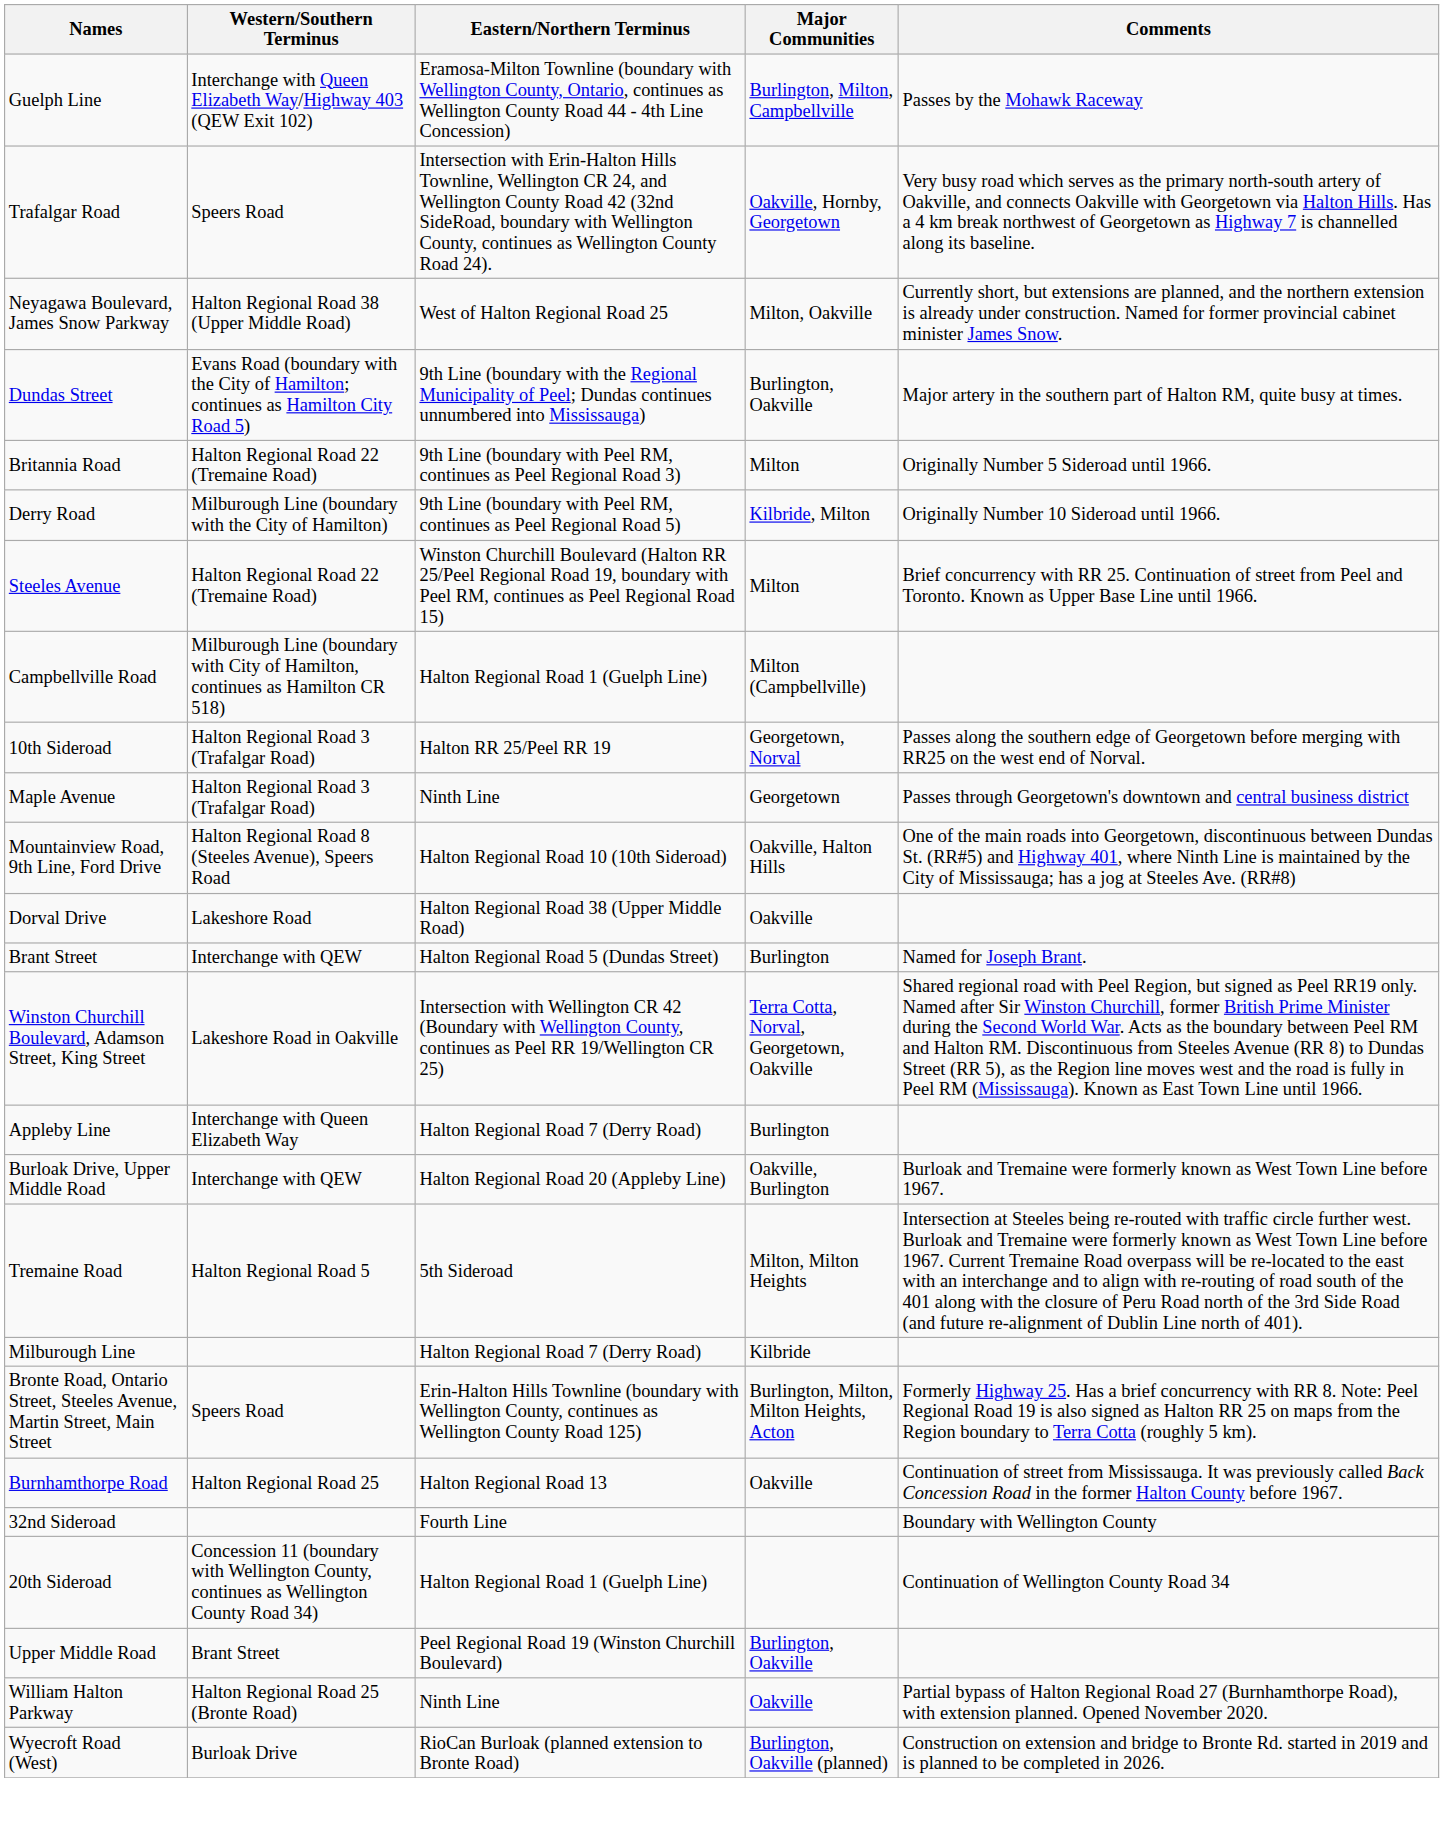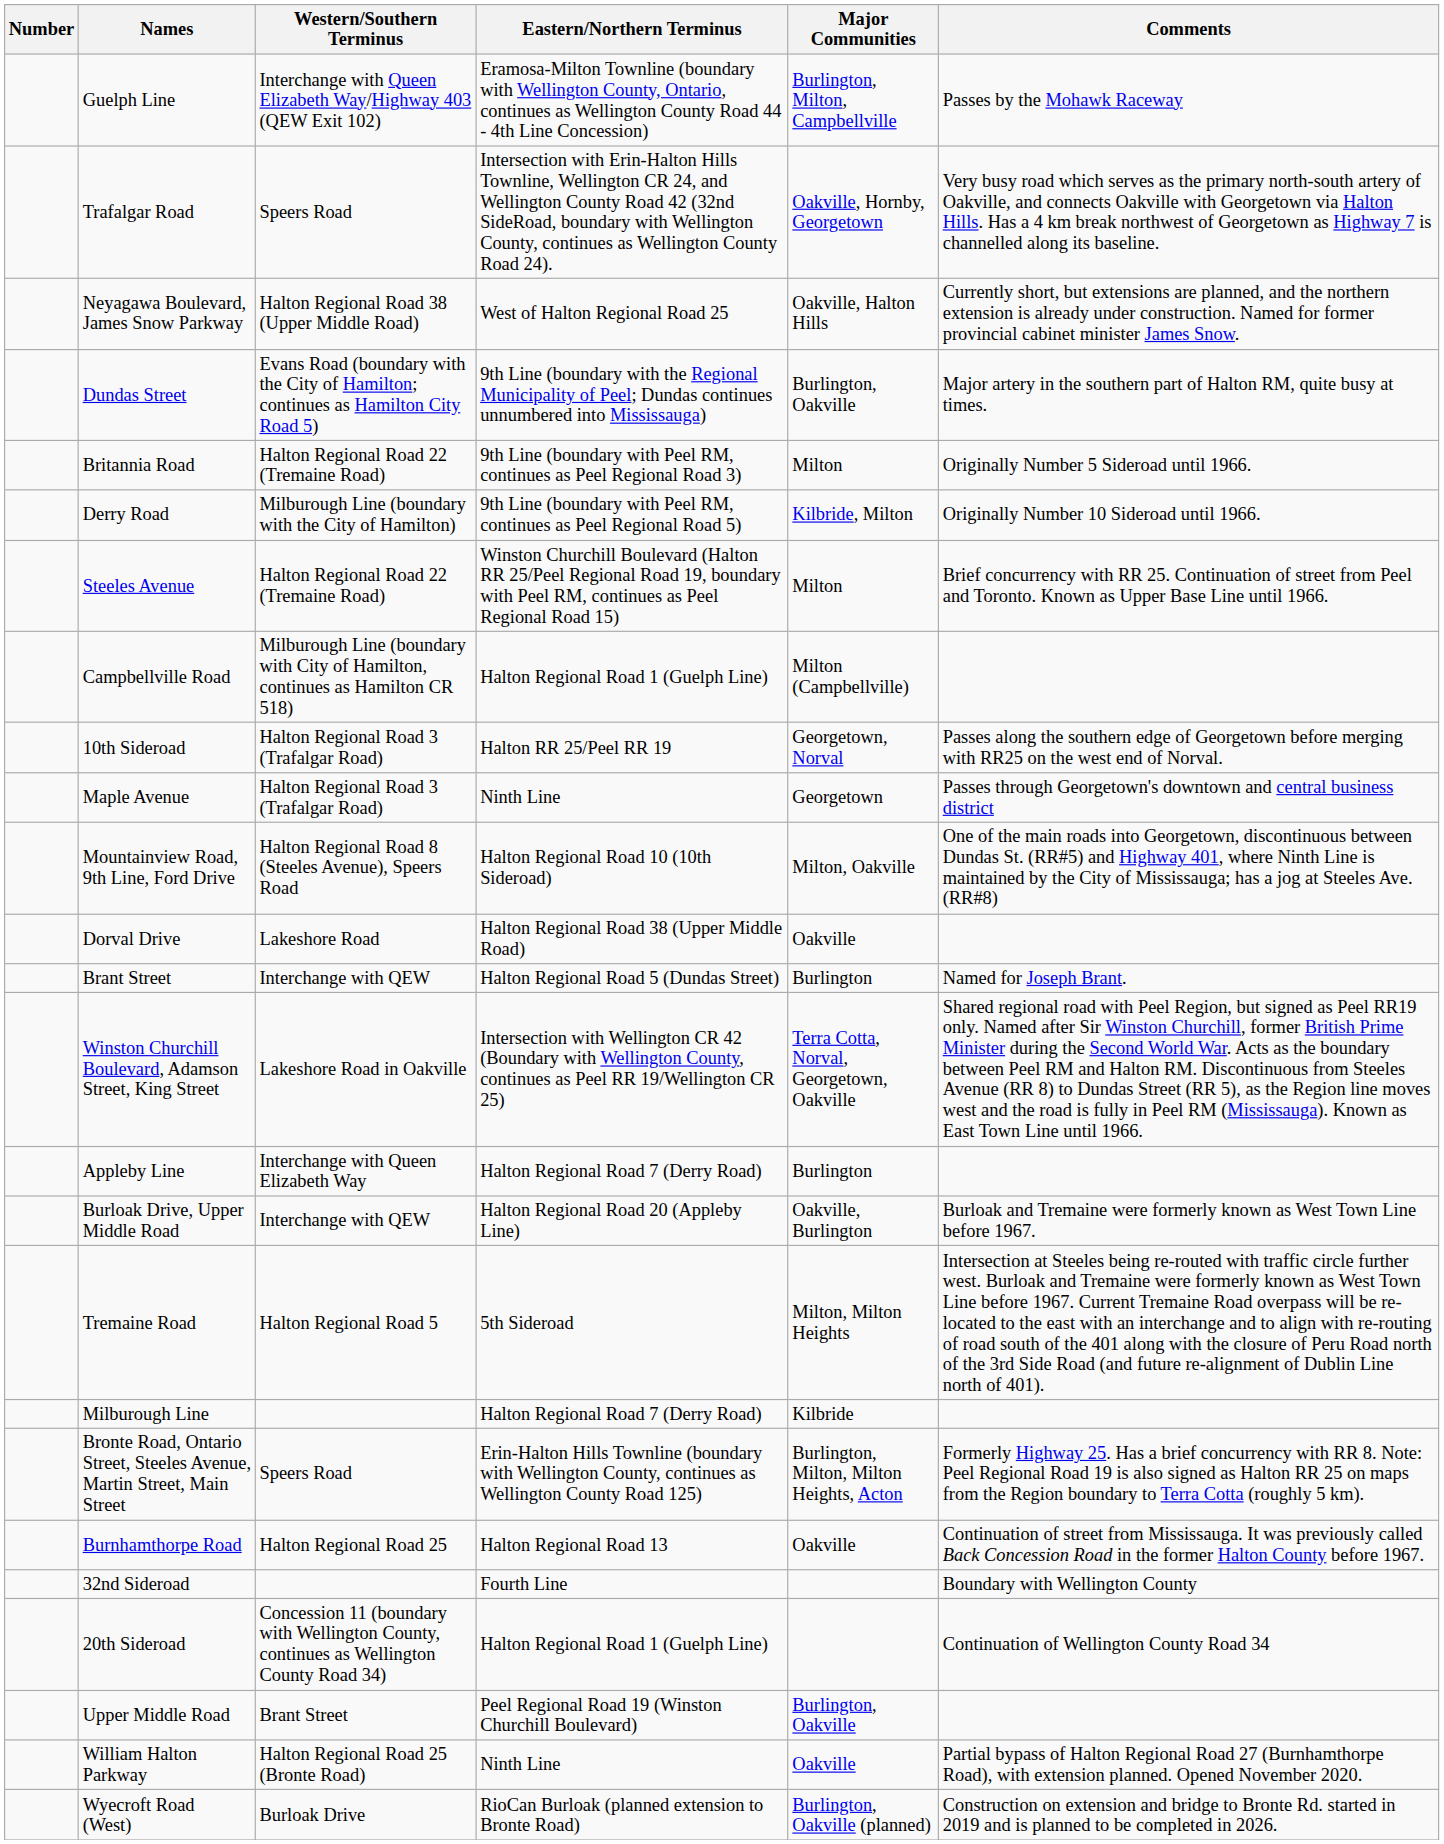+ column: (42, 29)
(811, 313) Milton, Oakville -> (854, 313) Oakville, Halton Hills
(811, 857) Oakville, Halton Hills -> (854, 867) Milton, Oakville
